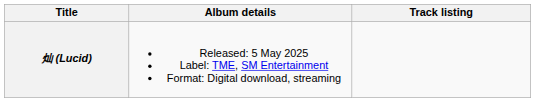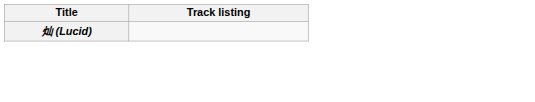- column: (240, 13)
